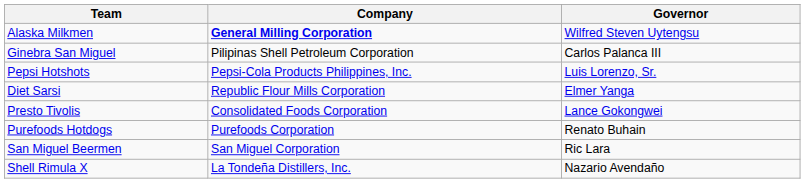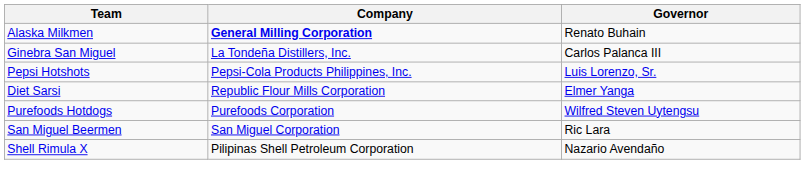(632, 33) Wilfred Steven Uytengsu -> (605, 33) Renato Buhain
(312, 52) Pilipinas Shell Petroleum Corporation -> (281, 52) La Tondeña Distillers, Inc.
- row: (44, 110)
(605, 129) Renato Buhain -> (632, 110) Wilfred Steven Uytengsu
(281, 168) La Tondeña Distillers, Inc. -> (312, 149) Pilipinas Shell Petroleum Corporation
